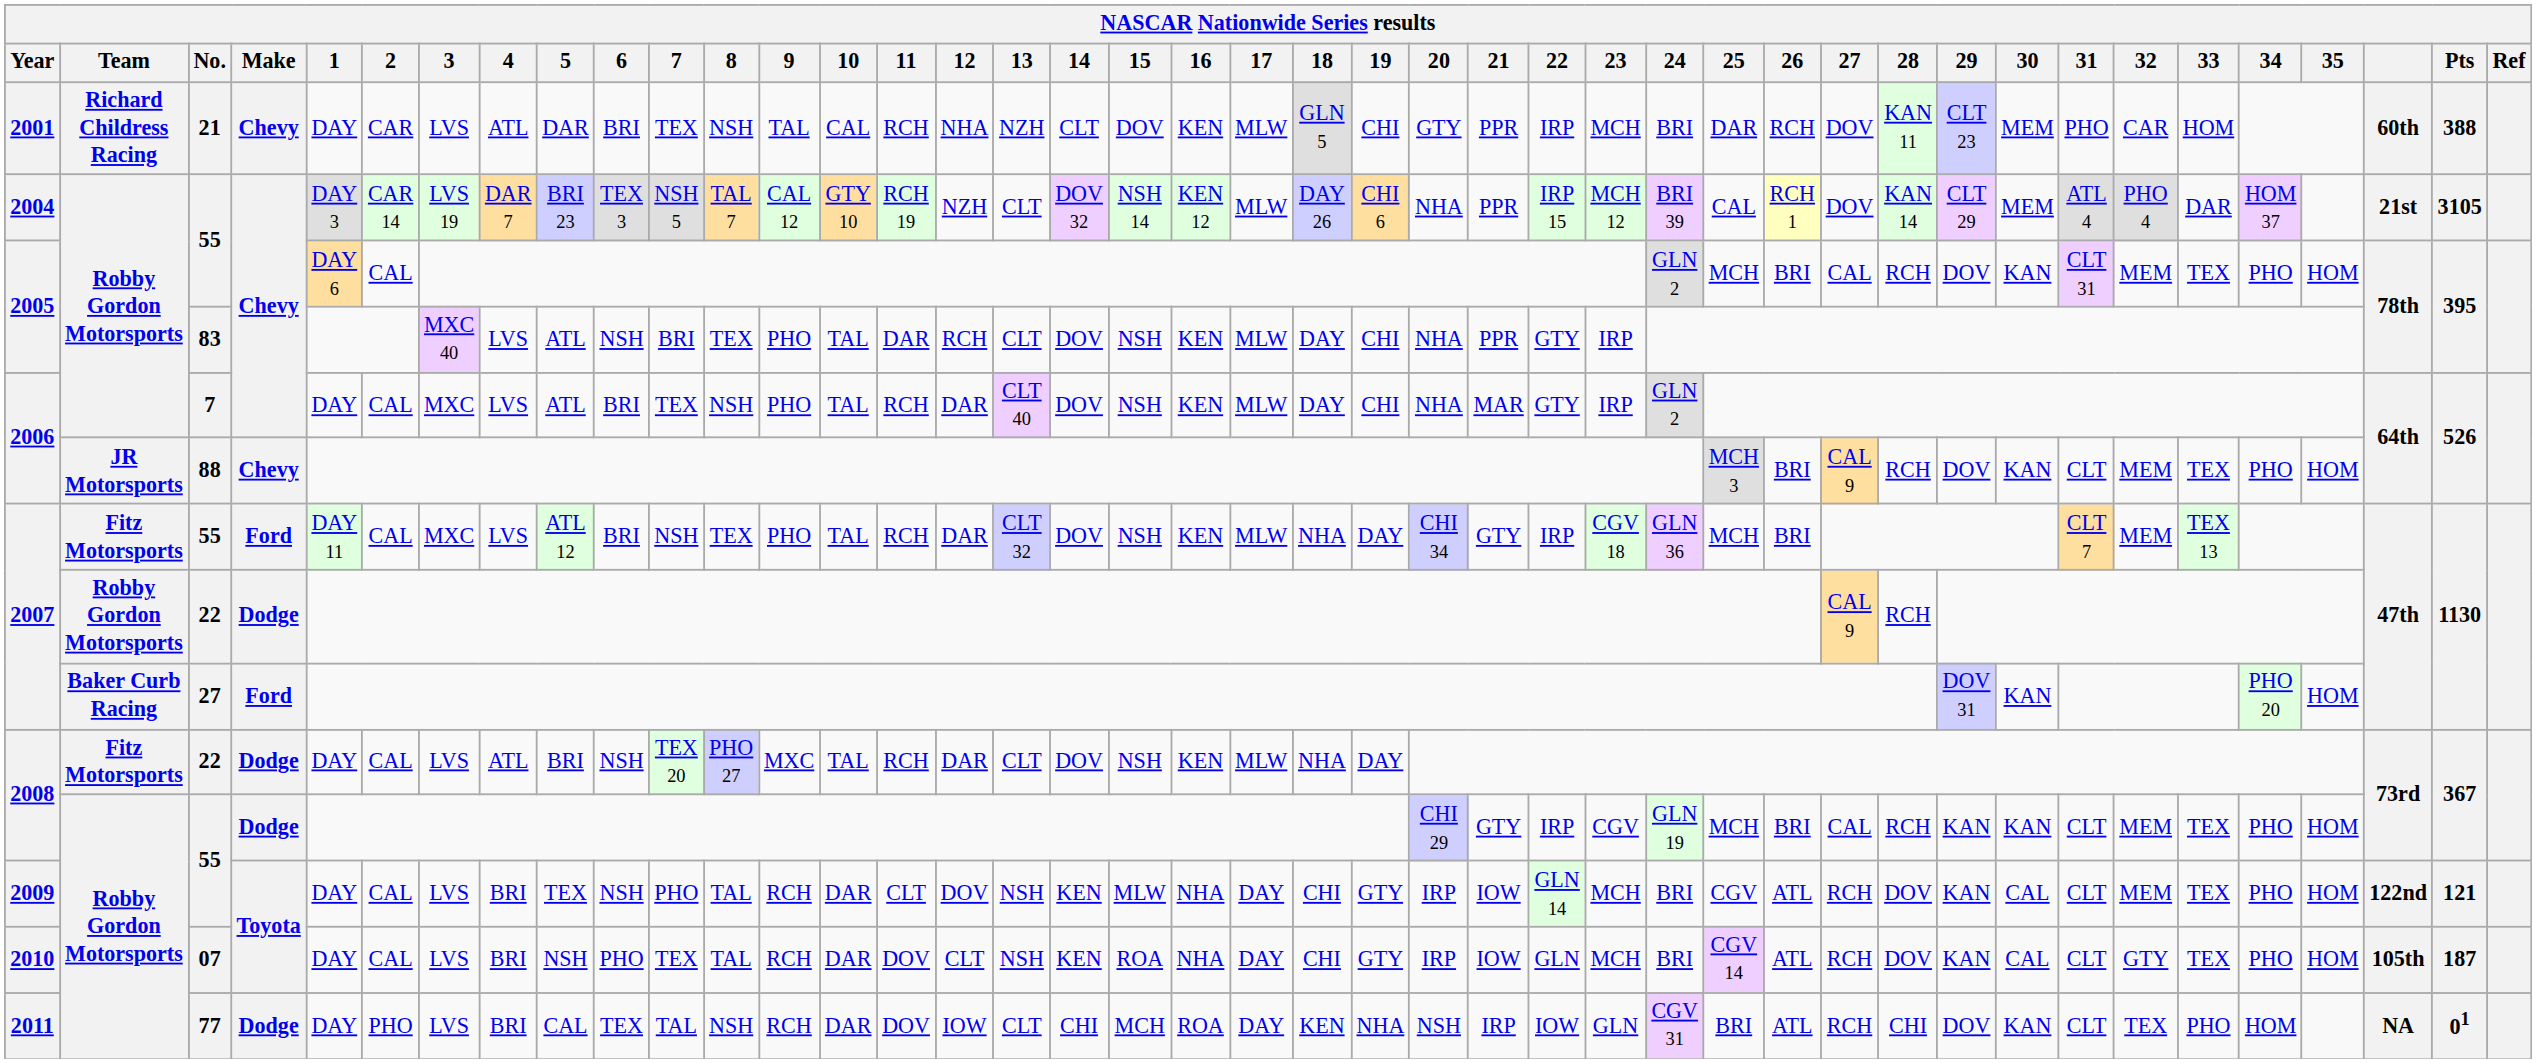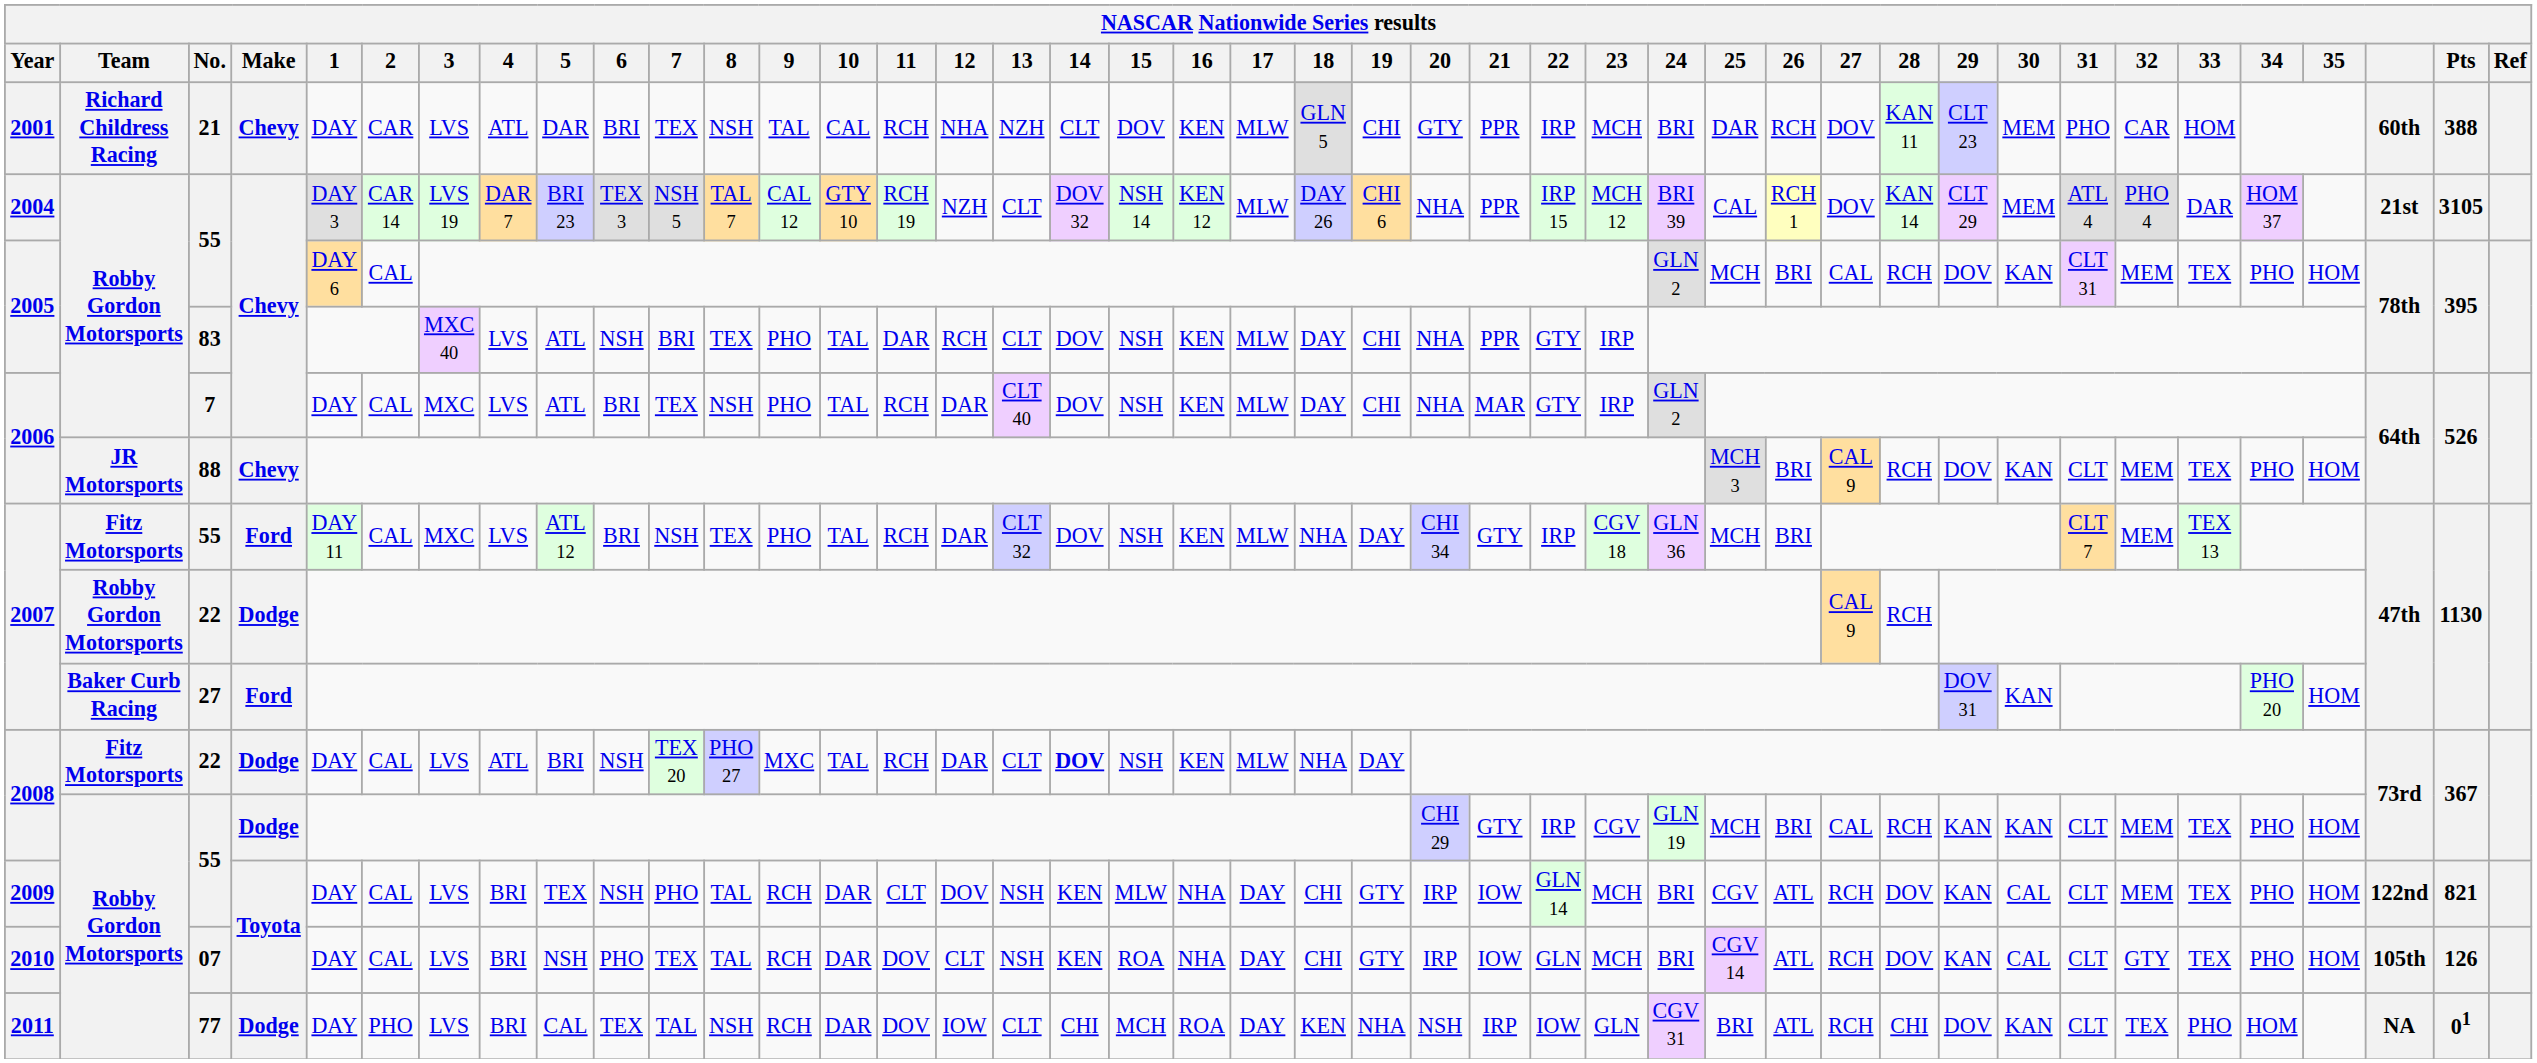(1079, 761) normal -> (1080, 761) bold
(2460, 893) 121 -> (2461, 893) 821
(2460, 959) 187 -> (2461, 959) 126
